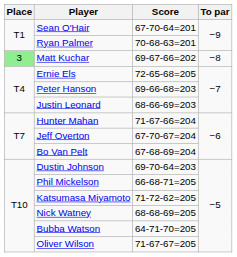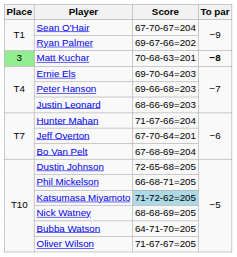(165, 27) 67-70-64=201 -> (165, 27) 67-70-67=204
(165, 43) 70-68-63=201 -> (165, 43) 69-67-66=202
(165, 58) 69-67-66=202 -> (165, 58) 70-68-63=201
(215, 58) normal -> (215, 58) bold
(165, 74) 72-65-68=205 -> (165, 74) 69-70-64=203
(165, 136) 67-70-67=204 -> (165, 136) 67-70-64=201
(165, 167) 69-70-64=203 -> (165, 167) 72-65-68=205
(165, 197) no background -> (165, 197) lightblue background
